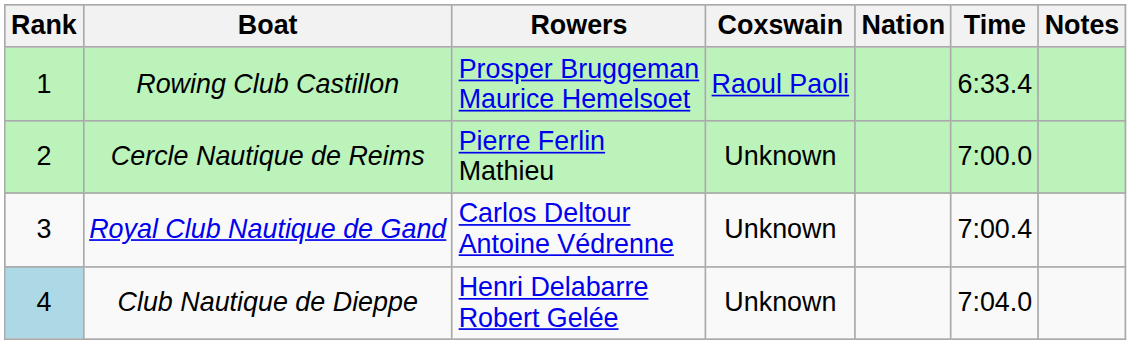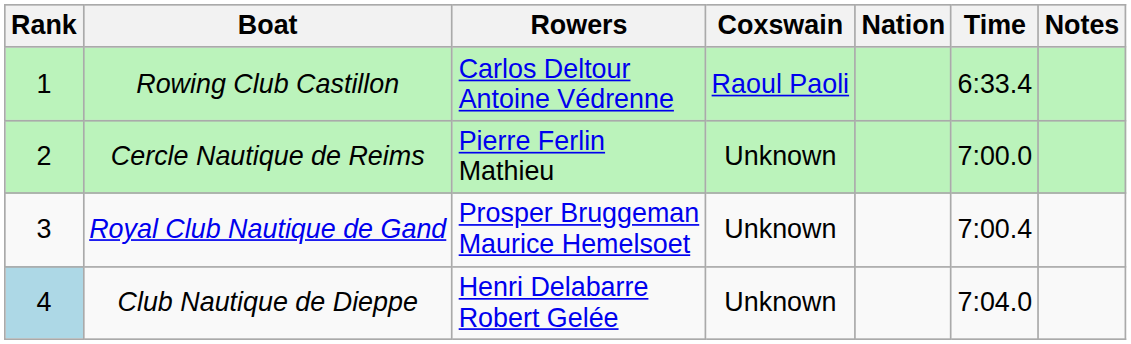(579, 83) Prosper Bruggeman Maurice Hemelsoet -> (566, 83) Carlos Deltour Antoine Védrenne
(566, 229) Carlos Deltour Antoine Védrenne -> (579, 229) Prosper Bruggeman Maurice Hemelsoet
